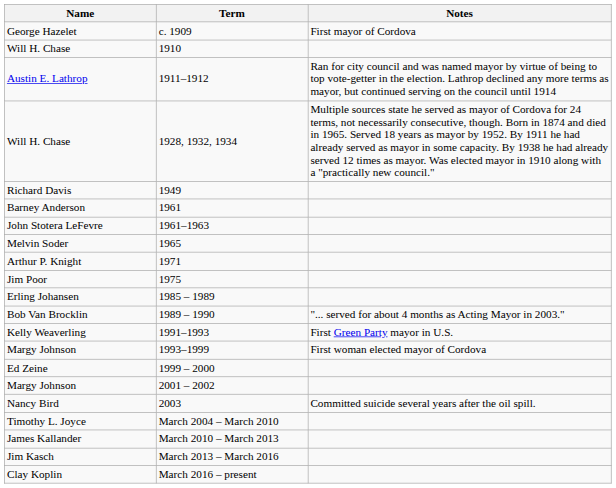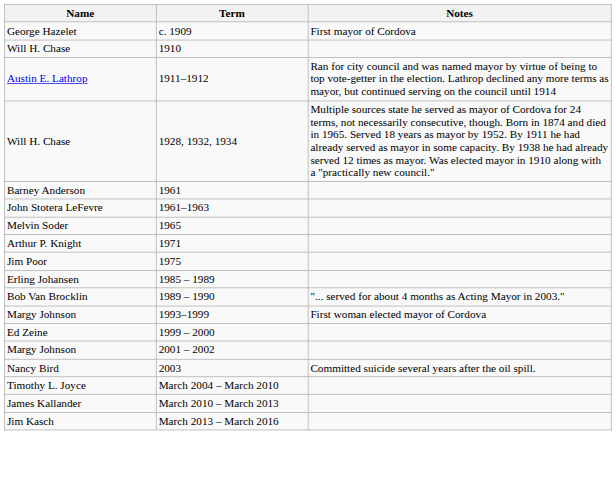- row: (39, 190)
- row: (46, 332)
- row: (34, 474)
